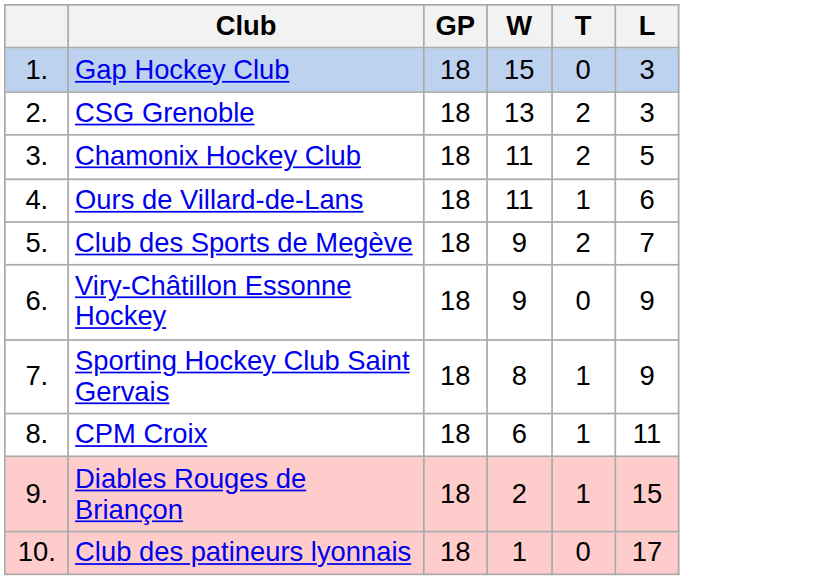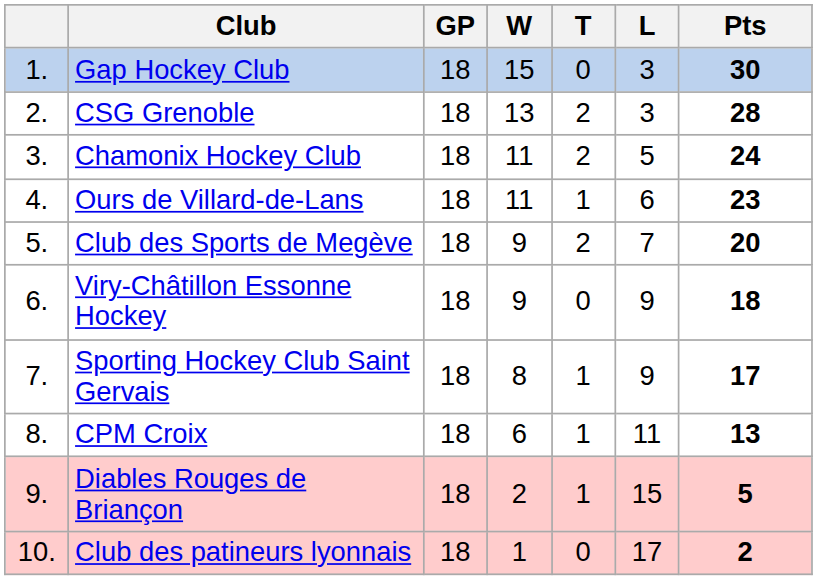+ column: (745, 26)
